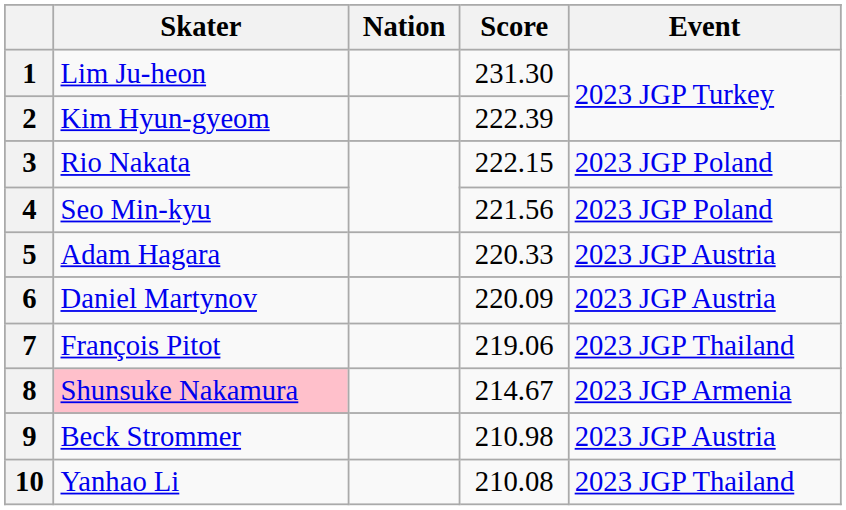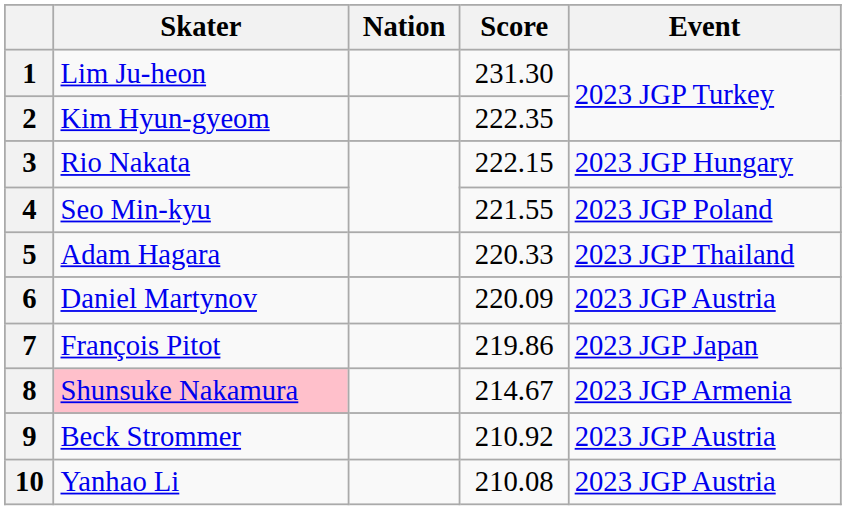(514, 118) 222.39 -> (514, 118) 222.35
(674, 163) 2023 JGP Poland -> (684, 163) 2023 JGP Hungary
(514, 208) 221.56 -> (514, 208) 221.55
(675, 254) 2023 JGP Austria -> (684, 254) 2023 JGP Thailand
(514, 345) 219.06 -> (514, 345) 219.86
(684, 345) 2023 JGP Thailand -> (666, 345) 2023 JGP Japan
(514, 436) 210.98 -> (514, 436) 210.92
(684, 481) 2023 JGP Thailand -> (675, 481) 2023 JGP Austria
